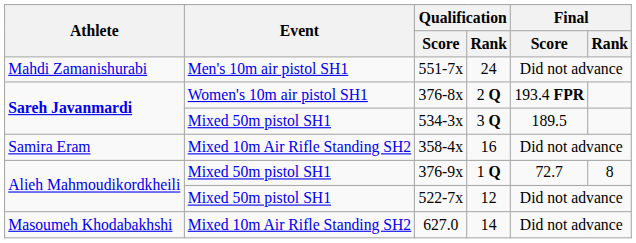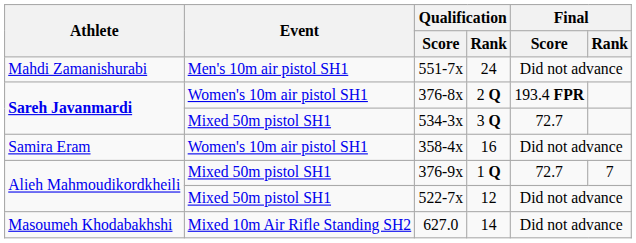(549, 121) 189.5 -> (549, 121) 72.7
(299, 147) Mixed 10m Air Rifle Standing SH2 -> (278, 147) Women's 10m air pistol SH1
(610, 173) 8 -> (610, 173) 7
